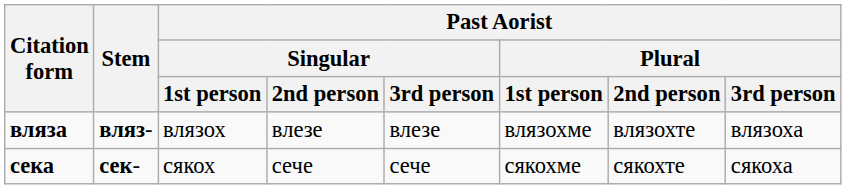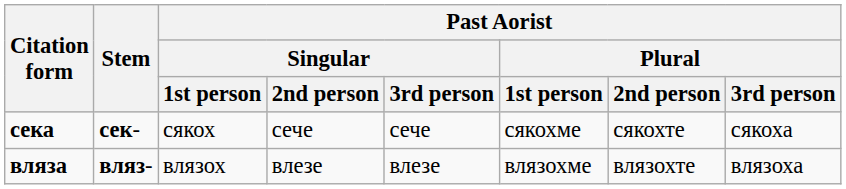rows swapped: (38, 129) <-> (32, 165)
